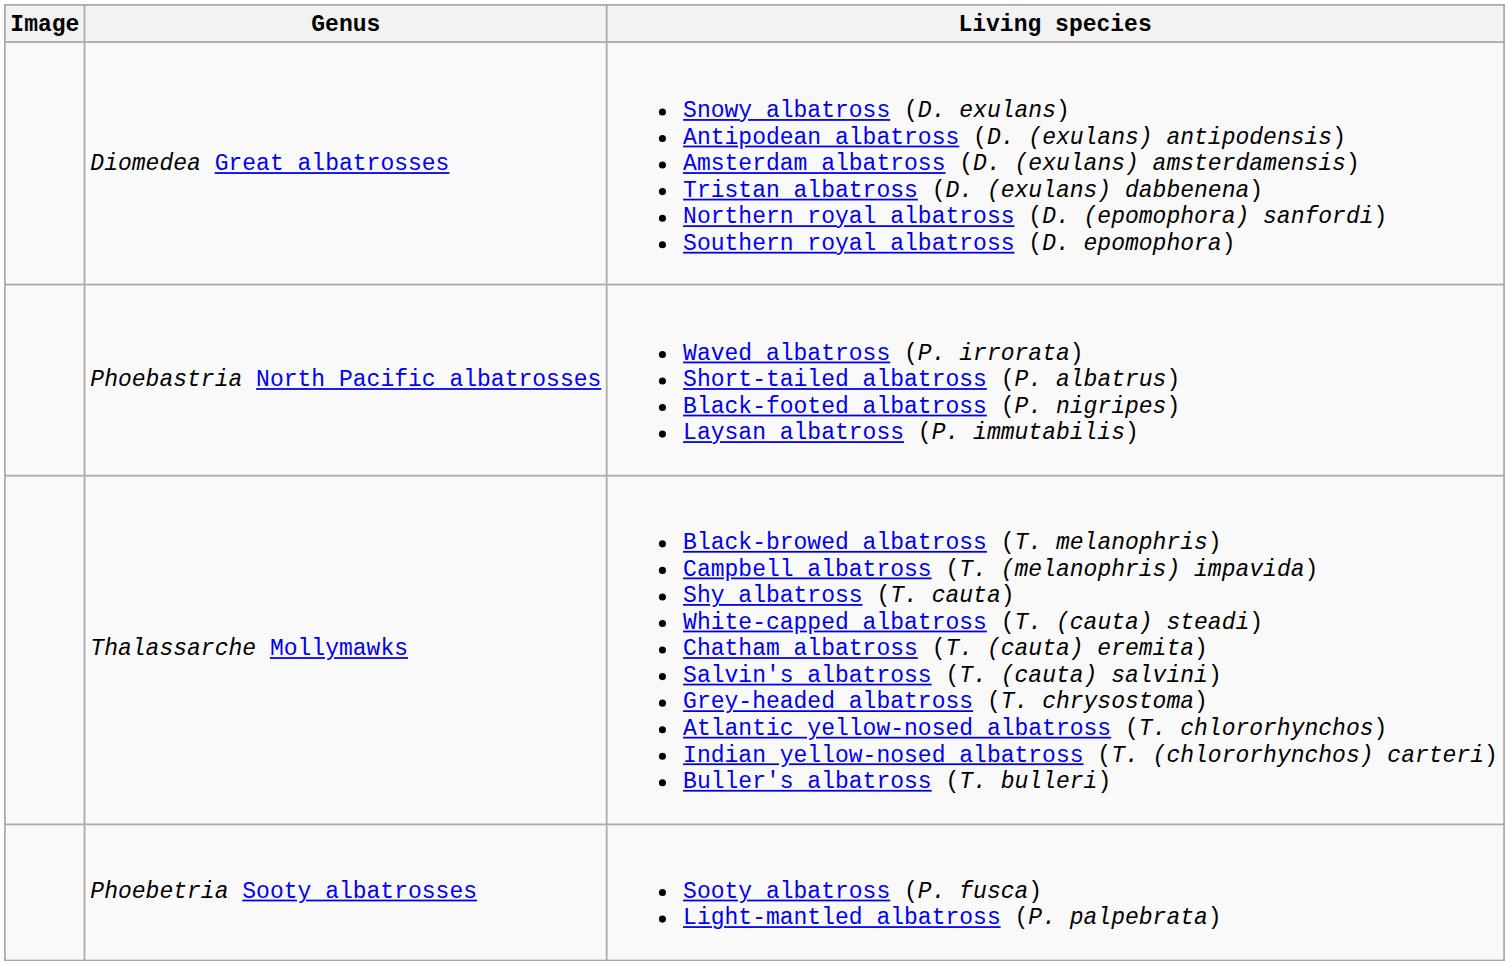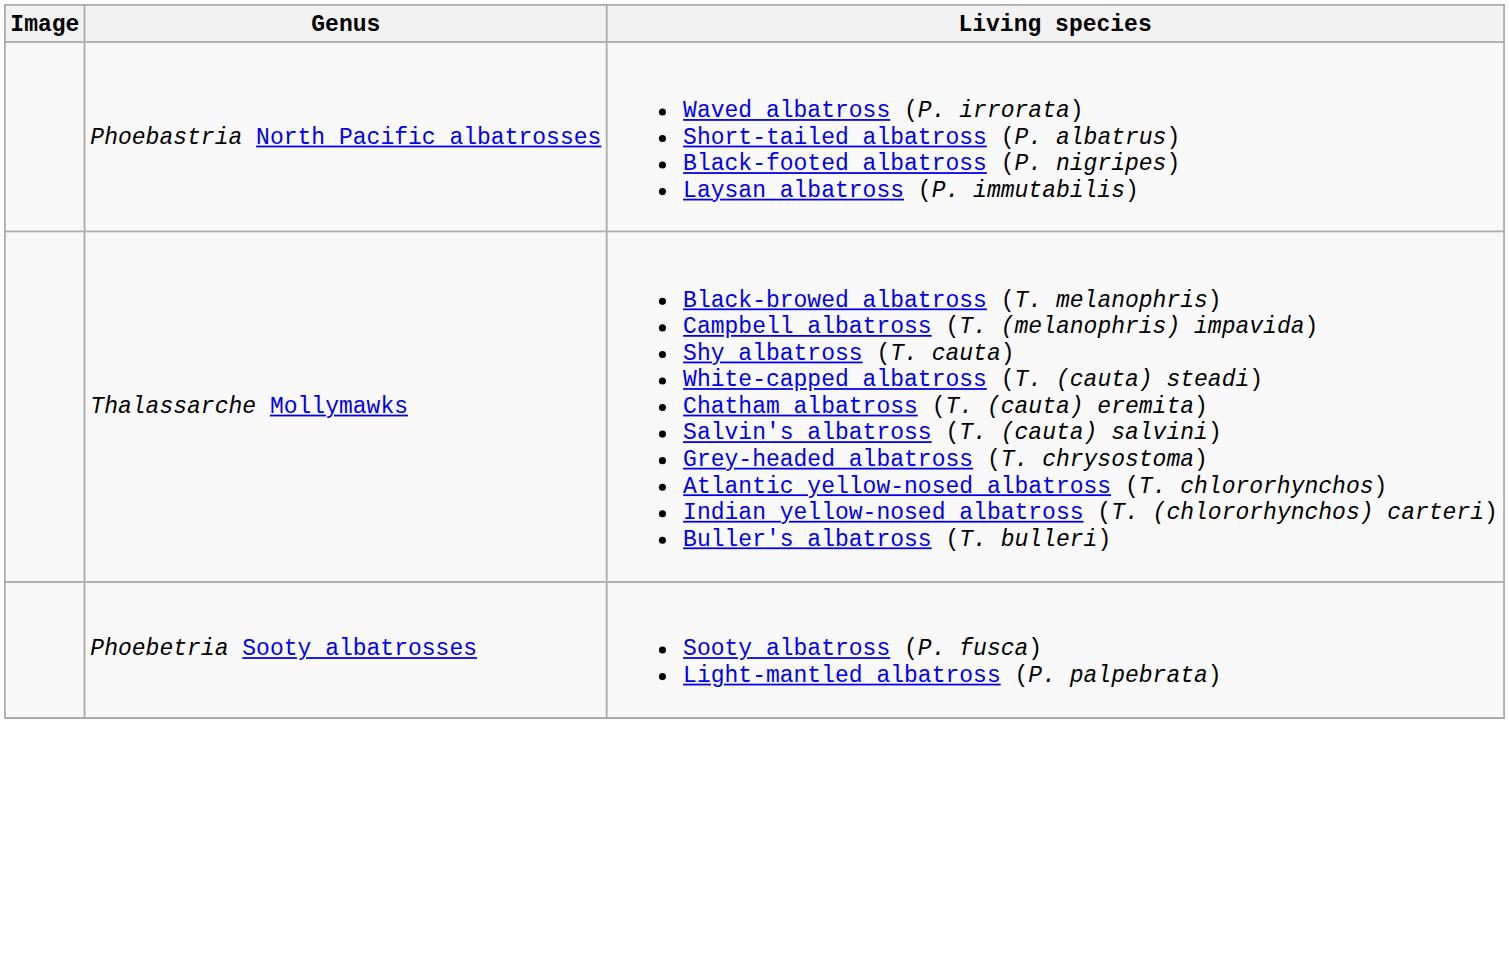- row: (270, 164)
